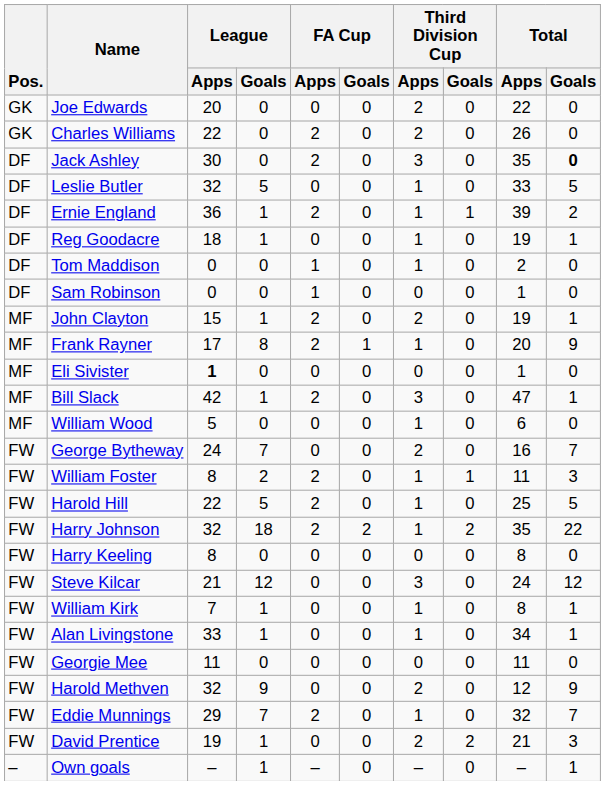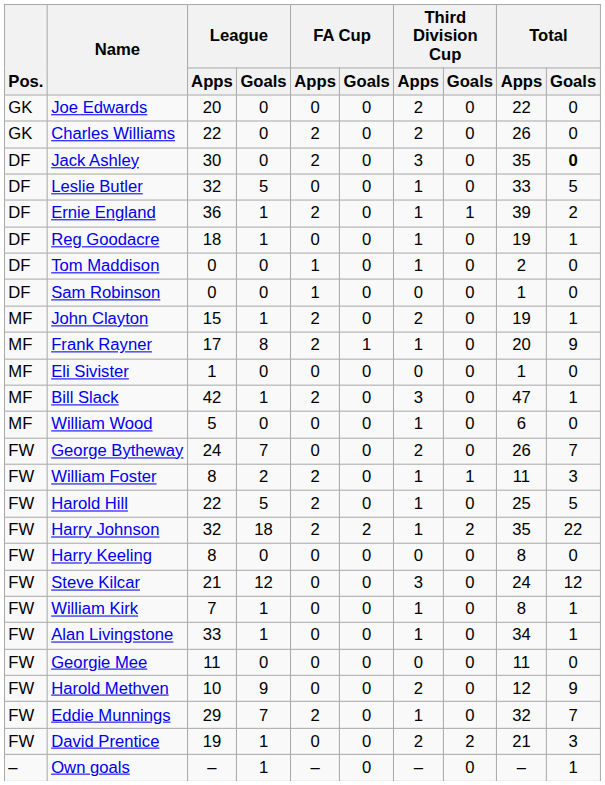(212, 371) bold -> (212, 371) normal
(521, 450) 16 -> (521, 450) 26
(212, 688) 32 -> (212, 688) 10
